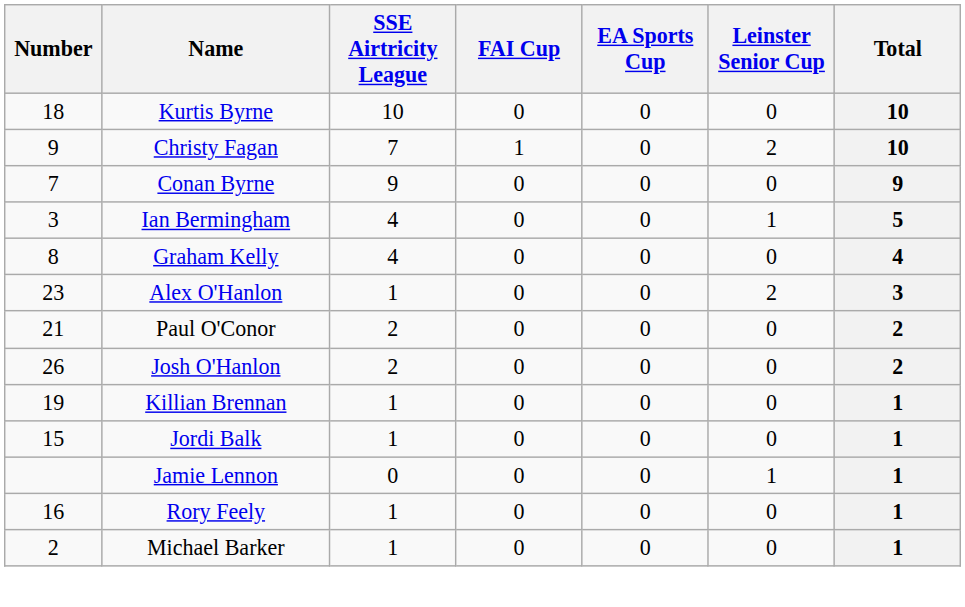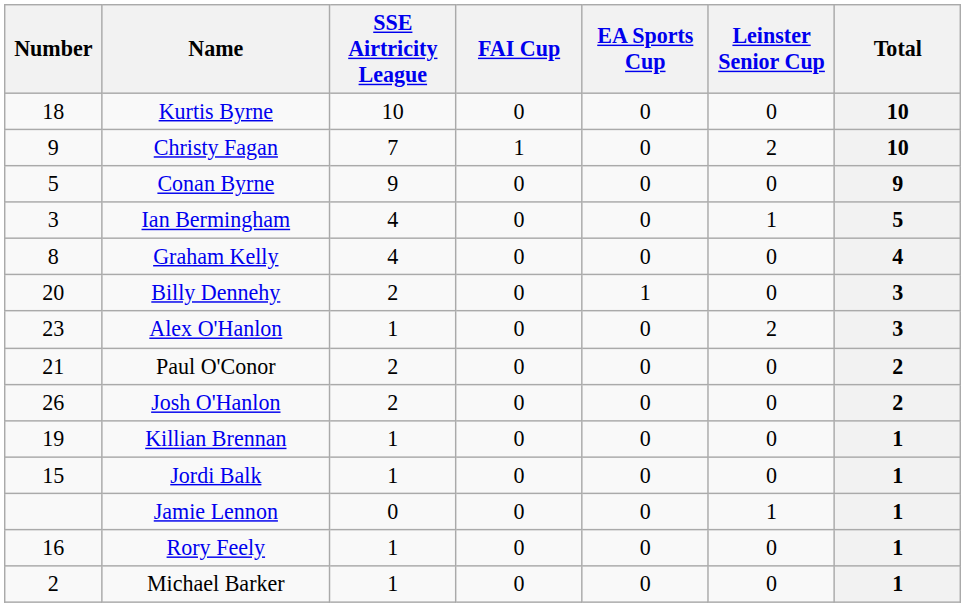(53, 184) 7 -> (53, 184) 5
+ row: (216, 293)
